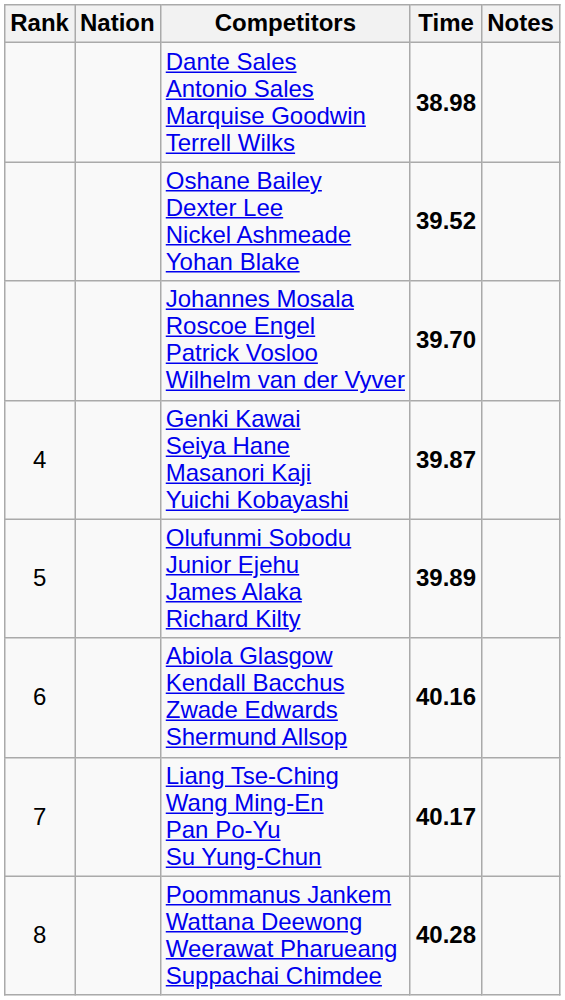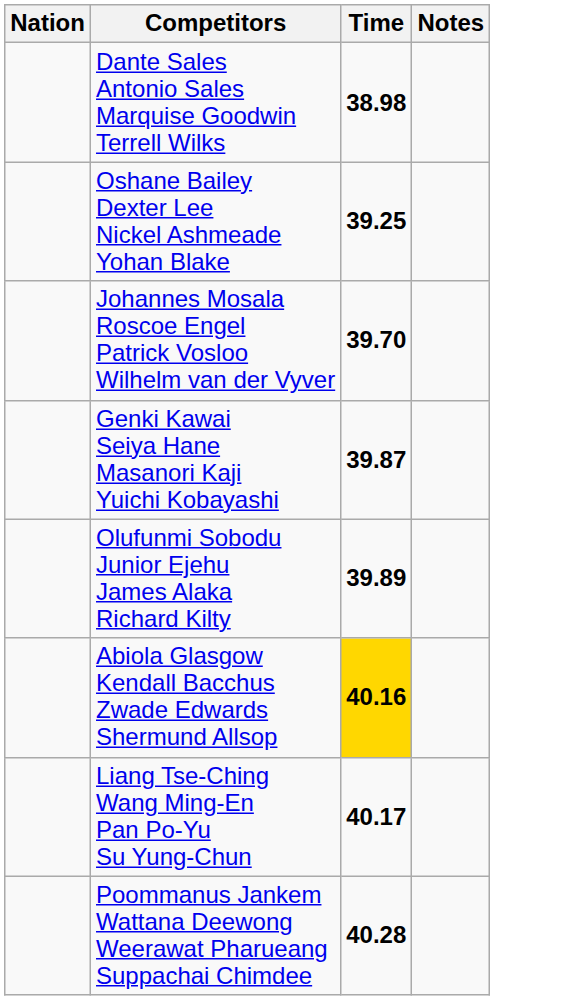- column: (40, 23)
(446, 221) 39.52 -> (376, 221) 39.25
(446, 697) no background -> (376, 697) gold background
